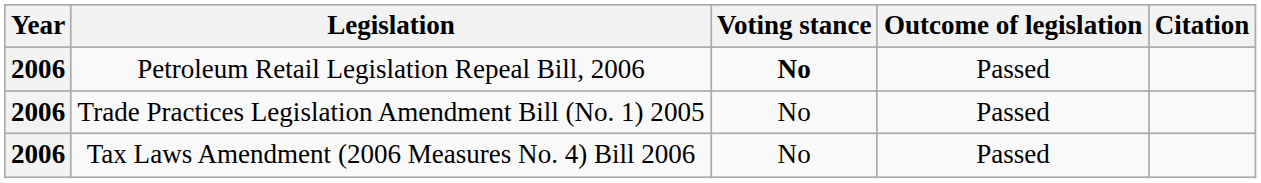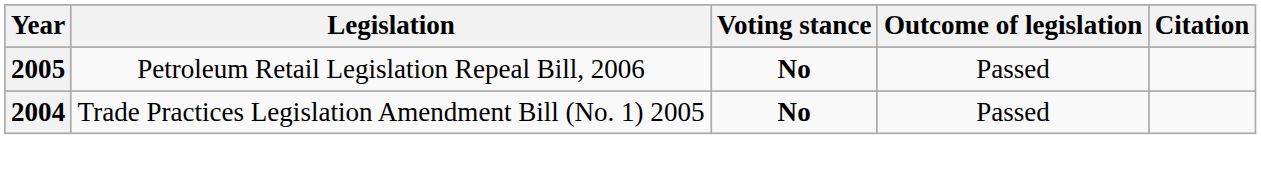(38, 68) 2006 -> (38, 68) 2005
(38, 111) 2006 -> (38, 111) 2004
(794, 111) normal -> (794, 111) bold
- row: (391, 154)
